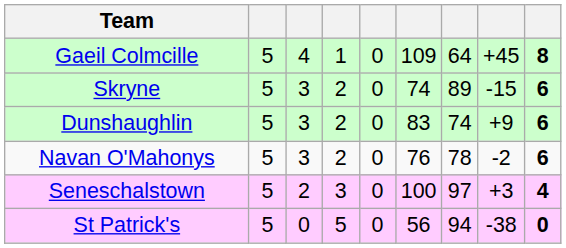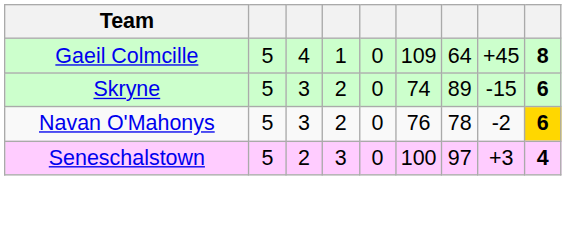- row: (127, 123)
(543, 157) no background -> (543, 123) gold background
- row: (127, 225)
